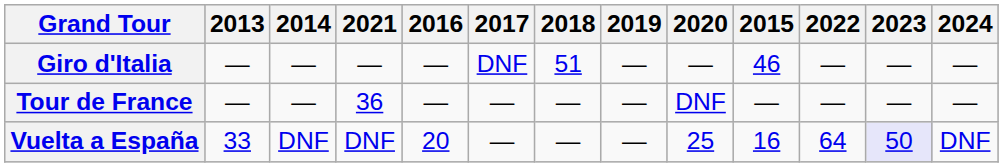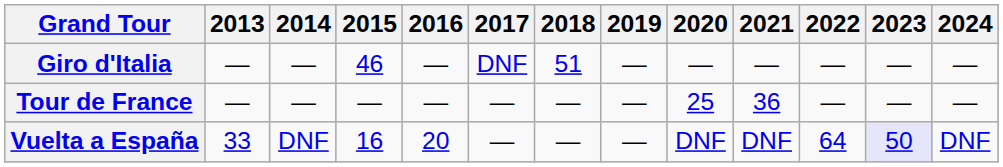columns swapped: (767, 24) <-> (370, 24)
(700, 102) DNF -> (700, 102) 25
(700, 141) 25 -> (700, 141) DNF
